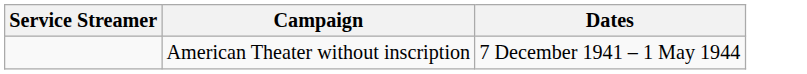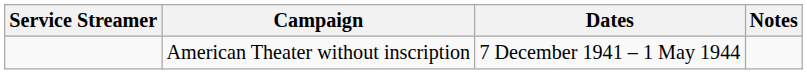+ column: (774, 20)
